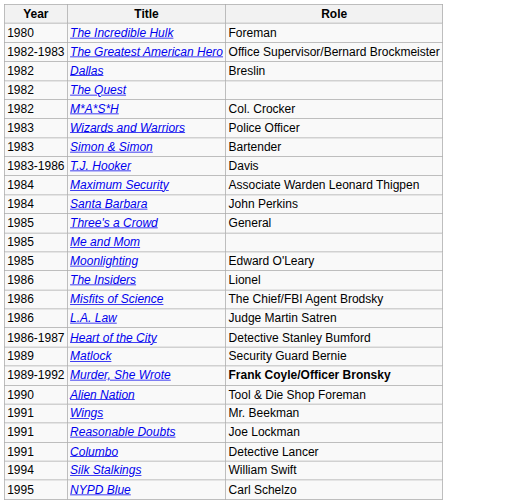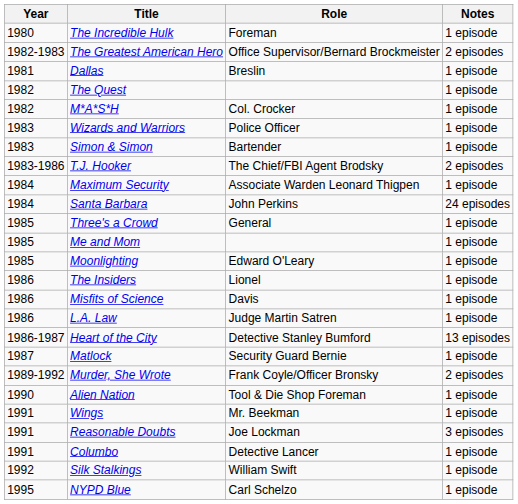+ column: (478, 14)
(20, 71) 1982 -> (20, 71) 1981
(244, 166) Davis -> (306, 166) The Chief/FBI Agent Brodsky
(306, 299) The Chief/FBI Agent Brodsky -> (244, 299) Davis
(20, 356) 1989 -> (20, 356) 1987
(310, 375) bold -> (303, 375) normal
(20, 470) 1994 -> (20, 470) 1992
